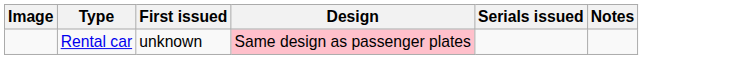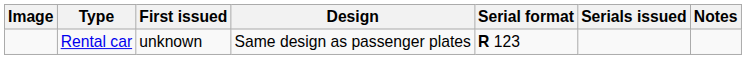+ column: (526, 16)
(353, 41) pink background -> (353, 41) no background
